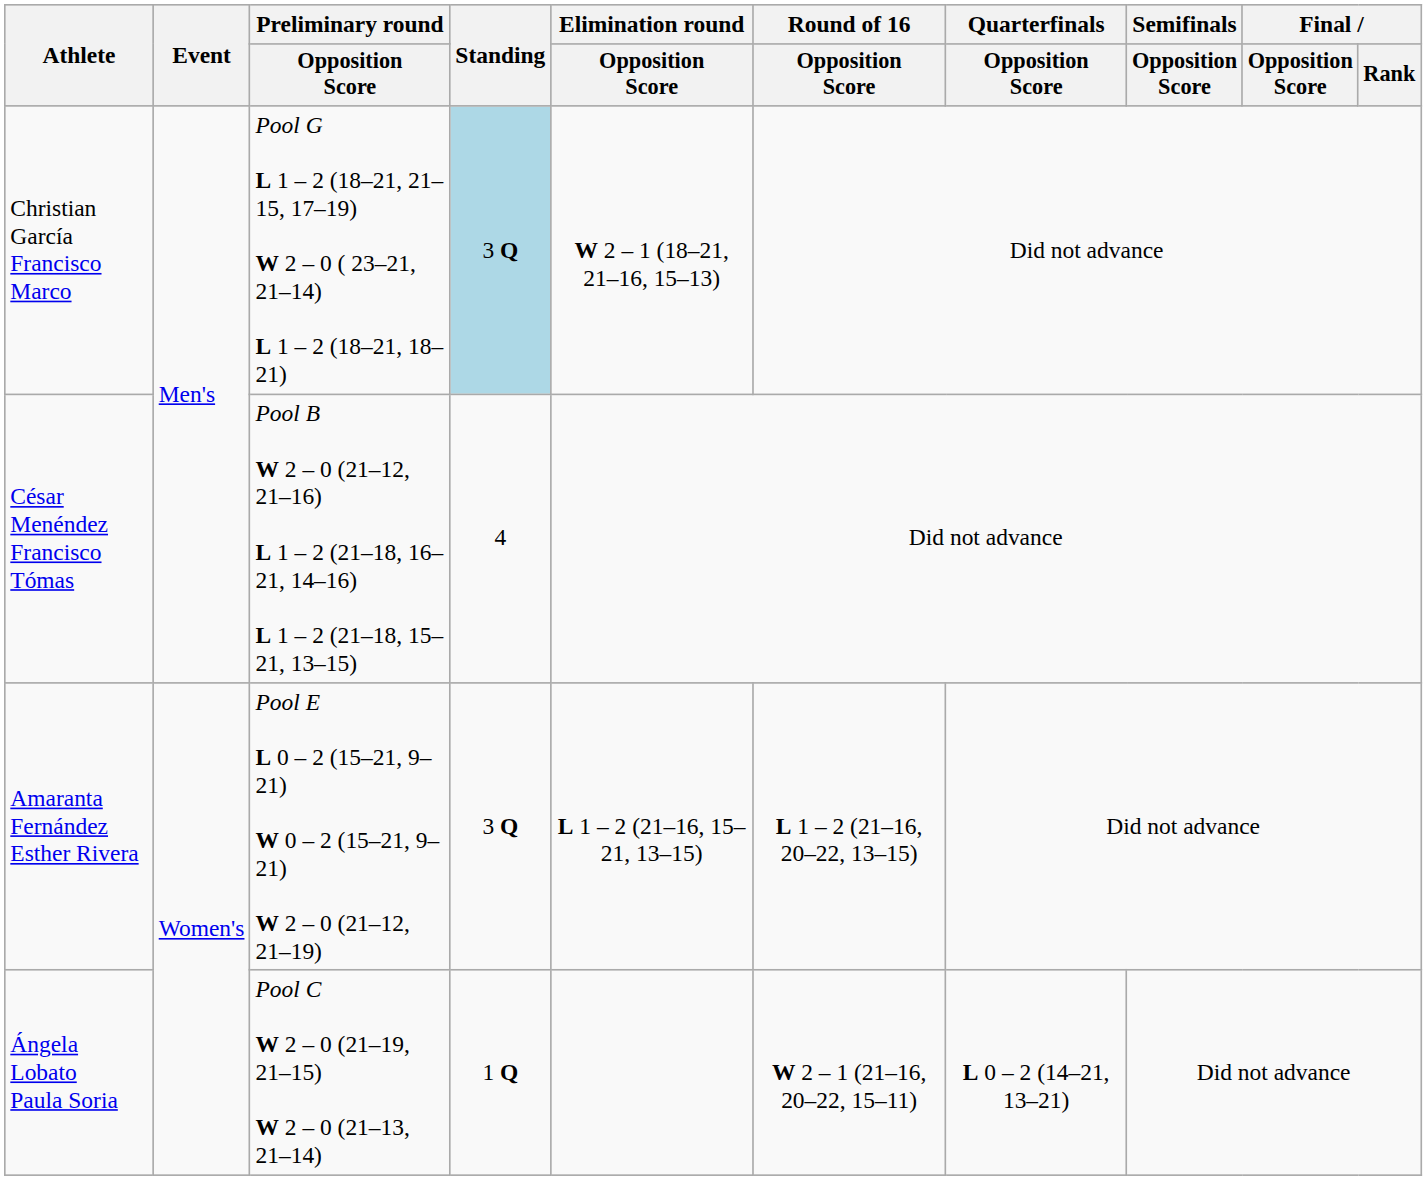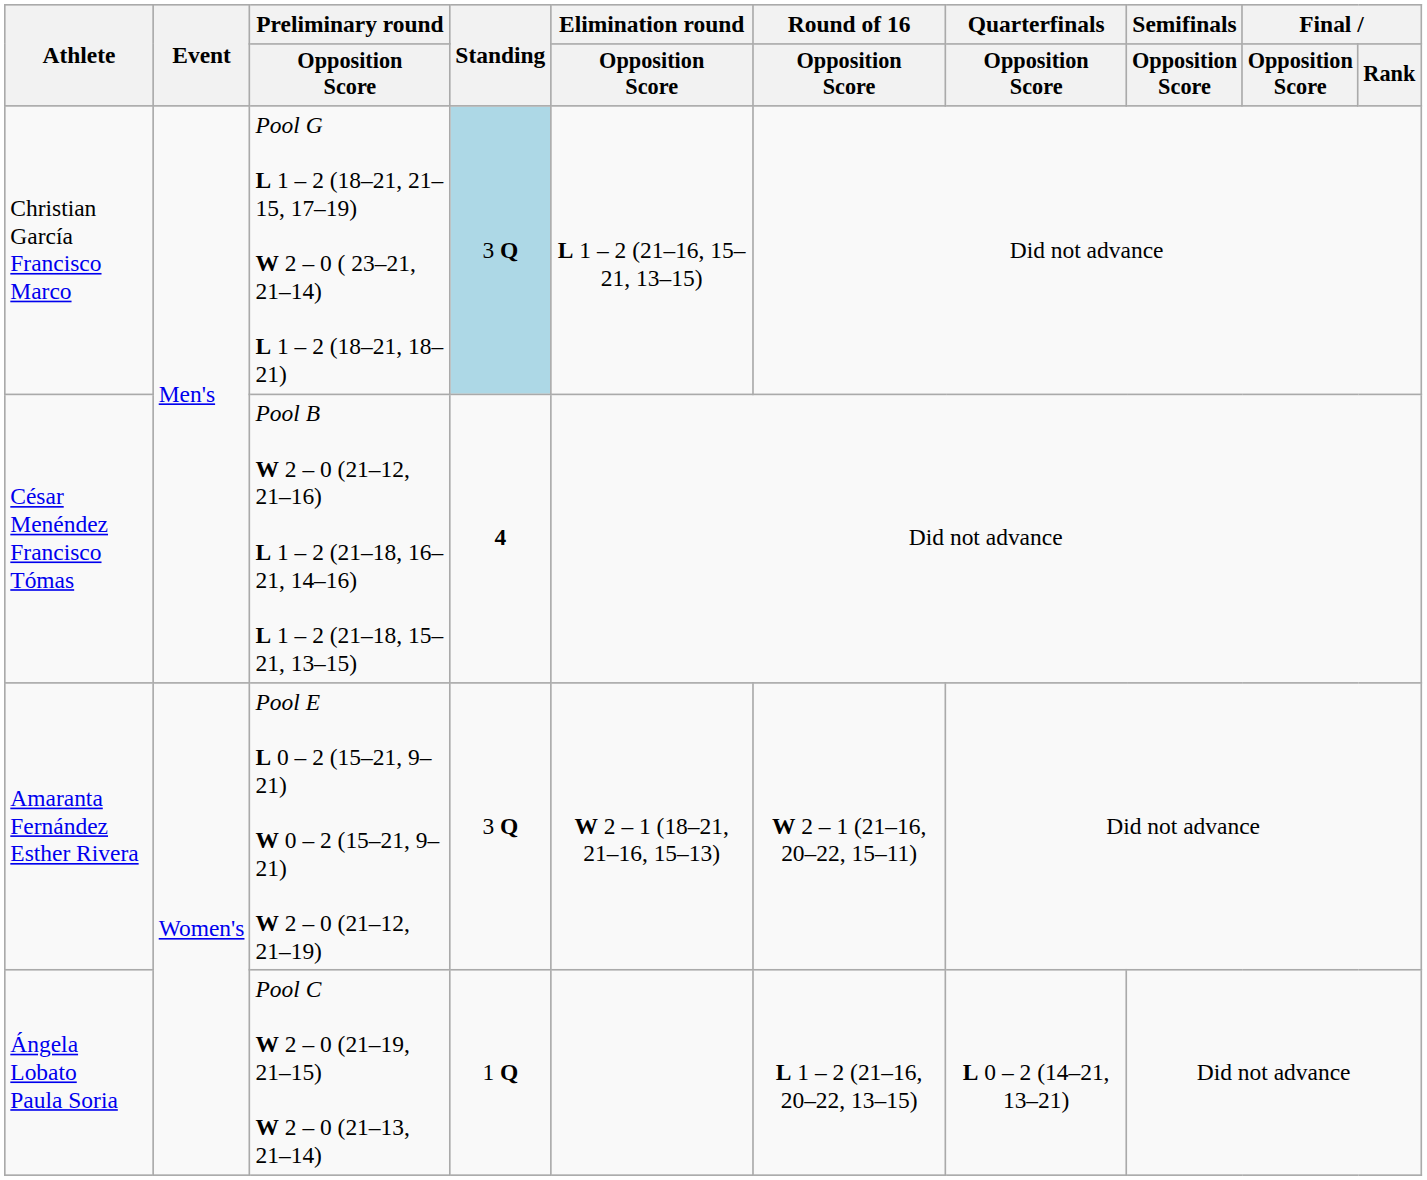(652, 264) W 2 – 1 (18–21, 21–16, 15–13) -> (652, 264) L 1 – 2 (21–16, 15–21, 13–15)
(500, 538) normal -> (500, 538) bold
(652, 840) L 1 – 2 (21–16, 15–21, 13–15) -> (652, 840) W 2 – 1 (18–21, 21–16, 15–13)
(849, 840) L 1 – 2 (21–16, 20–22, 13–15) -> (849, 840) W 2 – 1 (21–16, 20–22, 15–11)
(849, 1086) W 2 – 1 (21–16, 20–22, 15–11) -> (849, 1086) L 1 – 2 (21–16, 20–22, 13–15)
